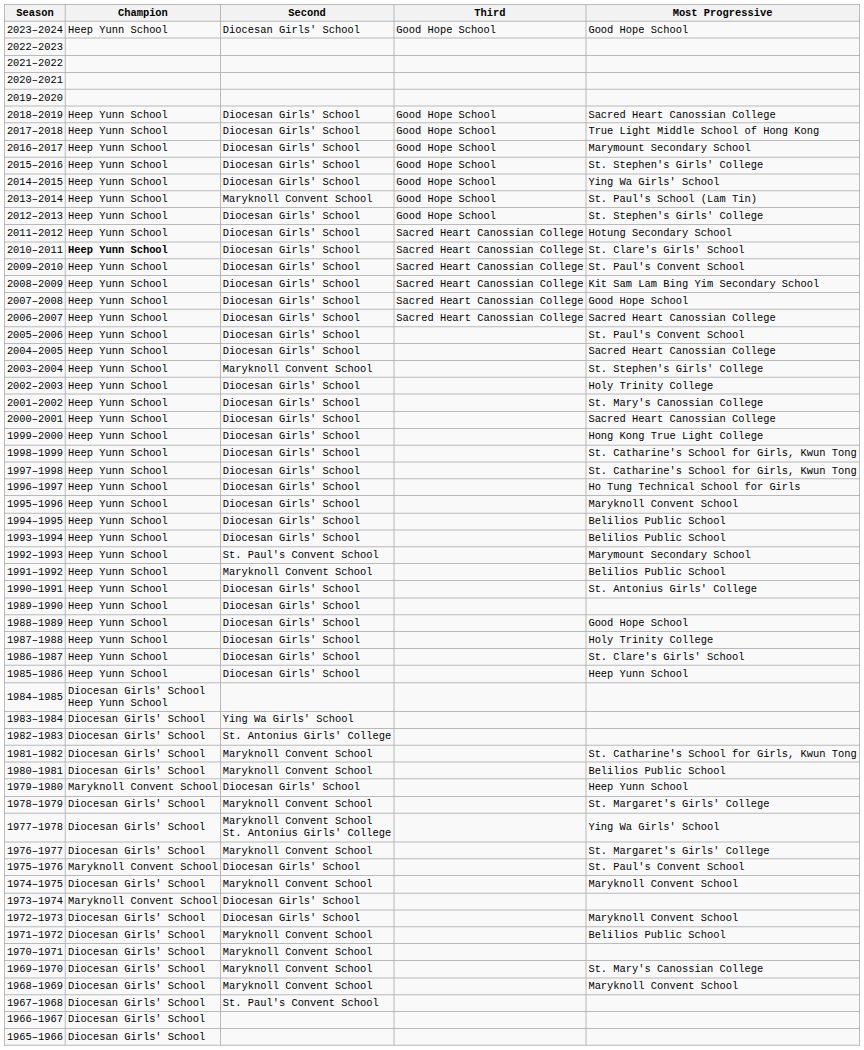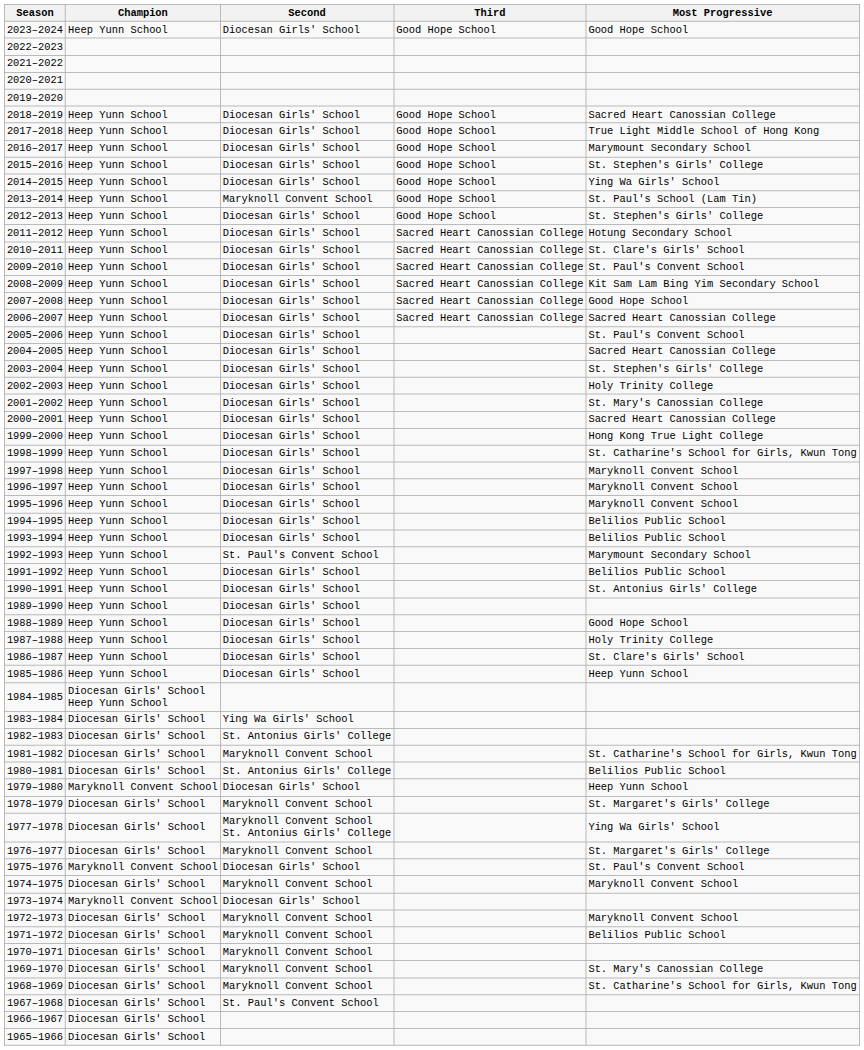(118, 250) bold -> (118, 250) normal
(298, 369) Maryknoll Convent School -> (291, 369) Diocesan Girls' School
(723, 471) St. Catharine's School for Girls, Kwun Tong -> (663, 471) Maryknoll Convent School
(694, 487) Ho Tung Technical School for Girls -> (663, 487) Maryknoll Convent School
(298, 572) Maryknoll Convent School -> (291, 572) Diocesan Girls' School
(298, 771) Maryknoll Convent School -> (307, 771) St. Antonius Girls' College
(291, 918) Diocesan Girls' School -> (298, 918) Maryknoll Convent School
(663, 986) Maryknoll Convent School -> (723, 986) St. Catharine's School for Girls, Kwun Tong
